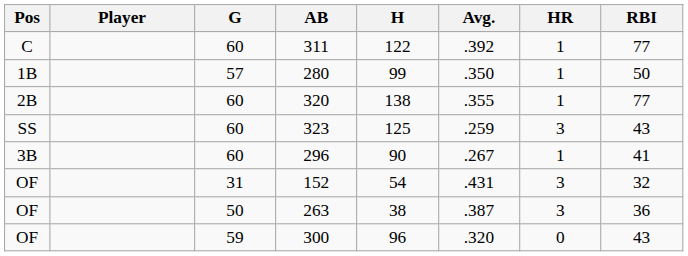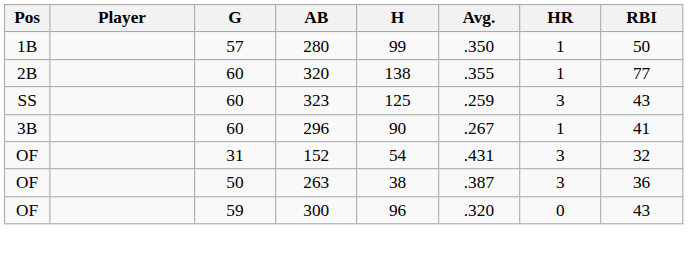- row: (316, 45)
